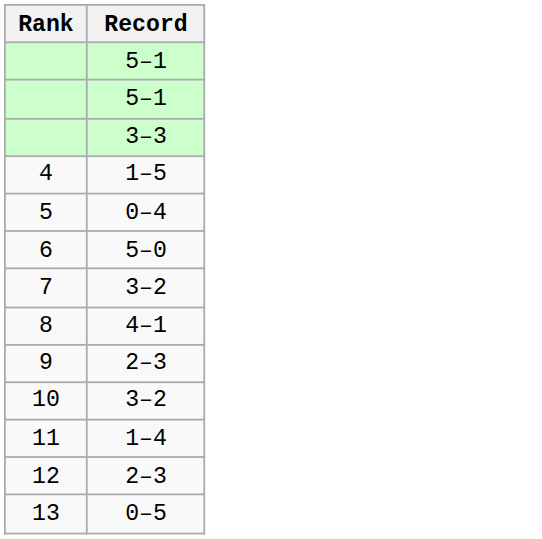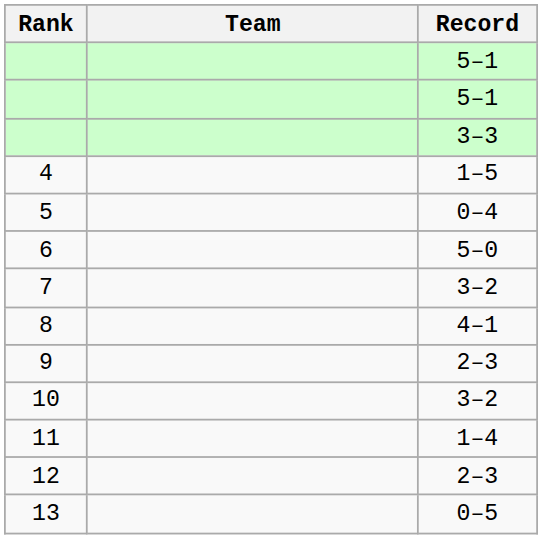+ column: (253, 24)
